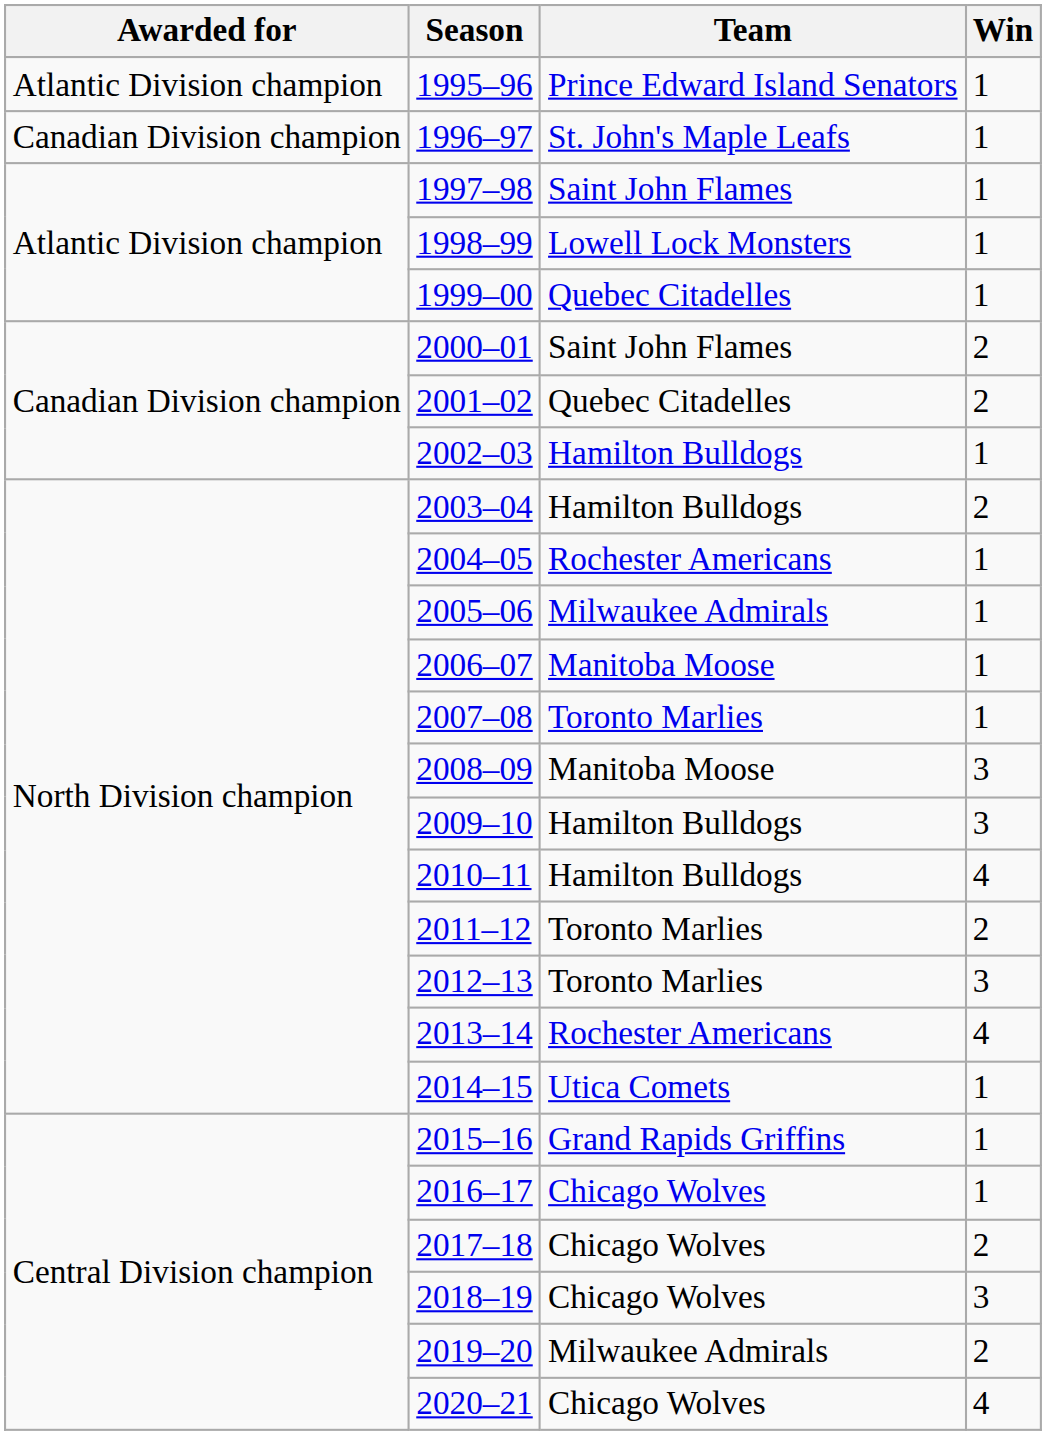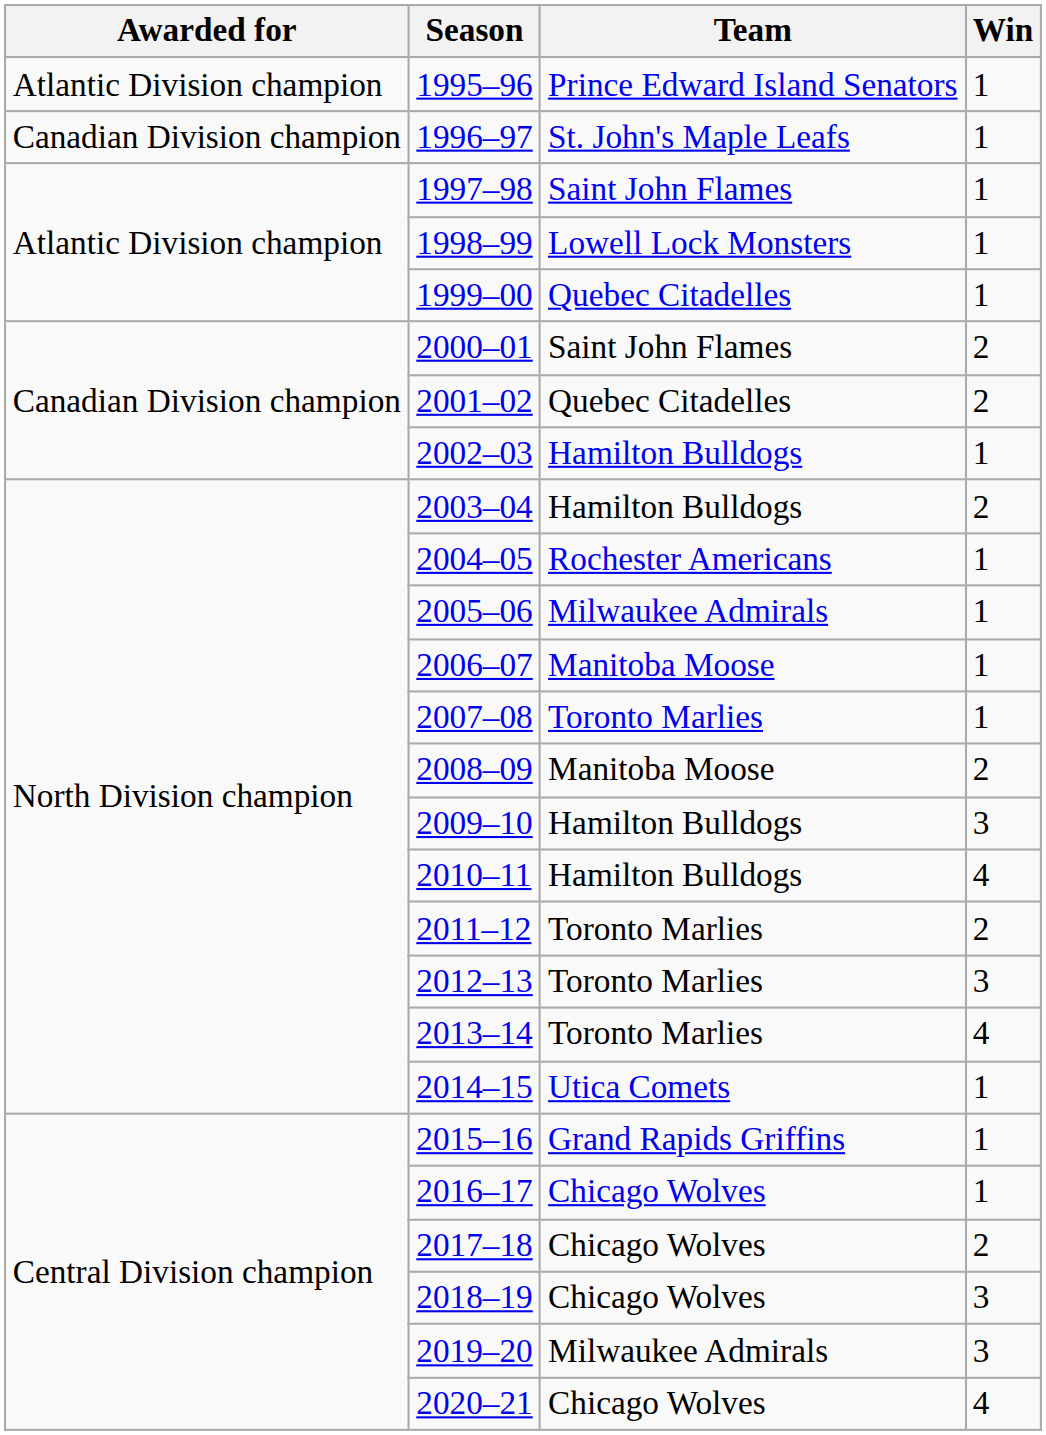(981, 769) 3 -> (981, 769) 2
(690, 1033) Rochester Americans -> (656, 1033) Toronto Marlies
(981, 1350) 2 -> (981, 1350) 3
